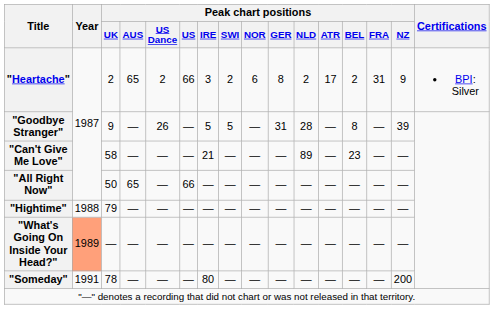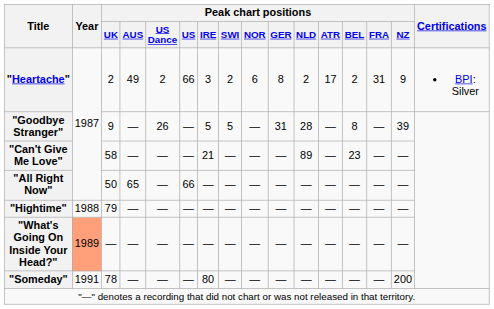(133, 79) 65 -> (133, 79) 49
